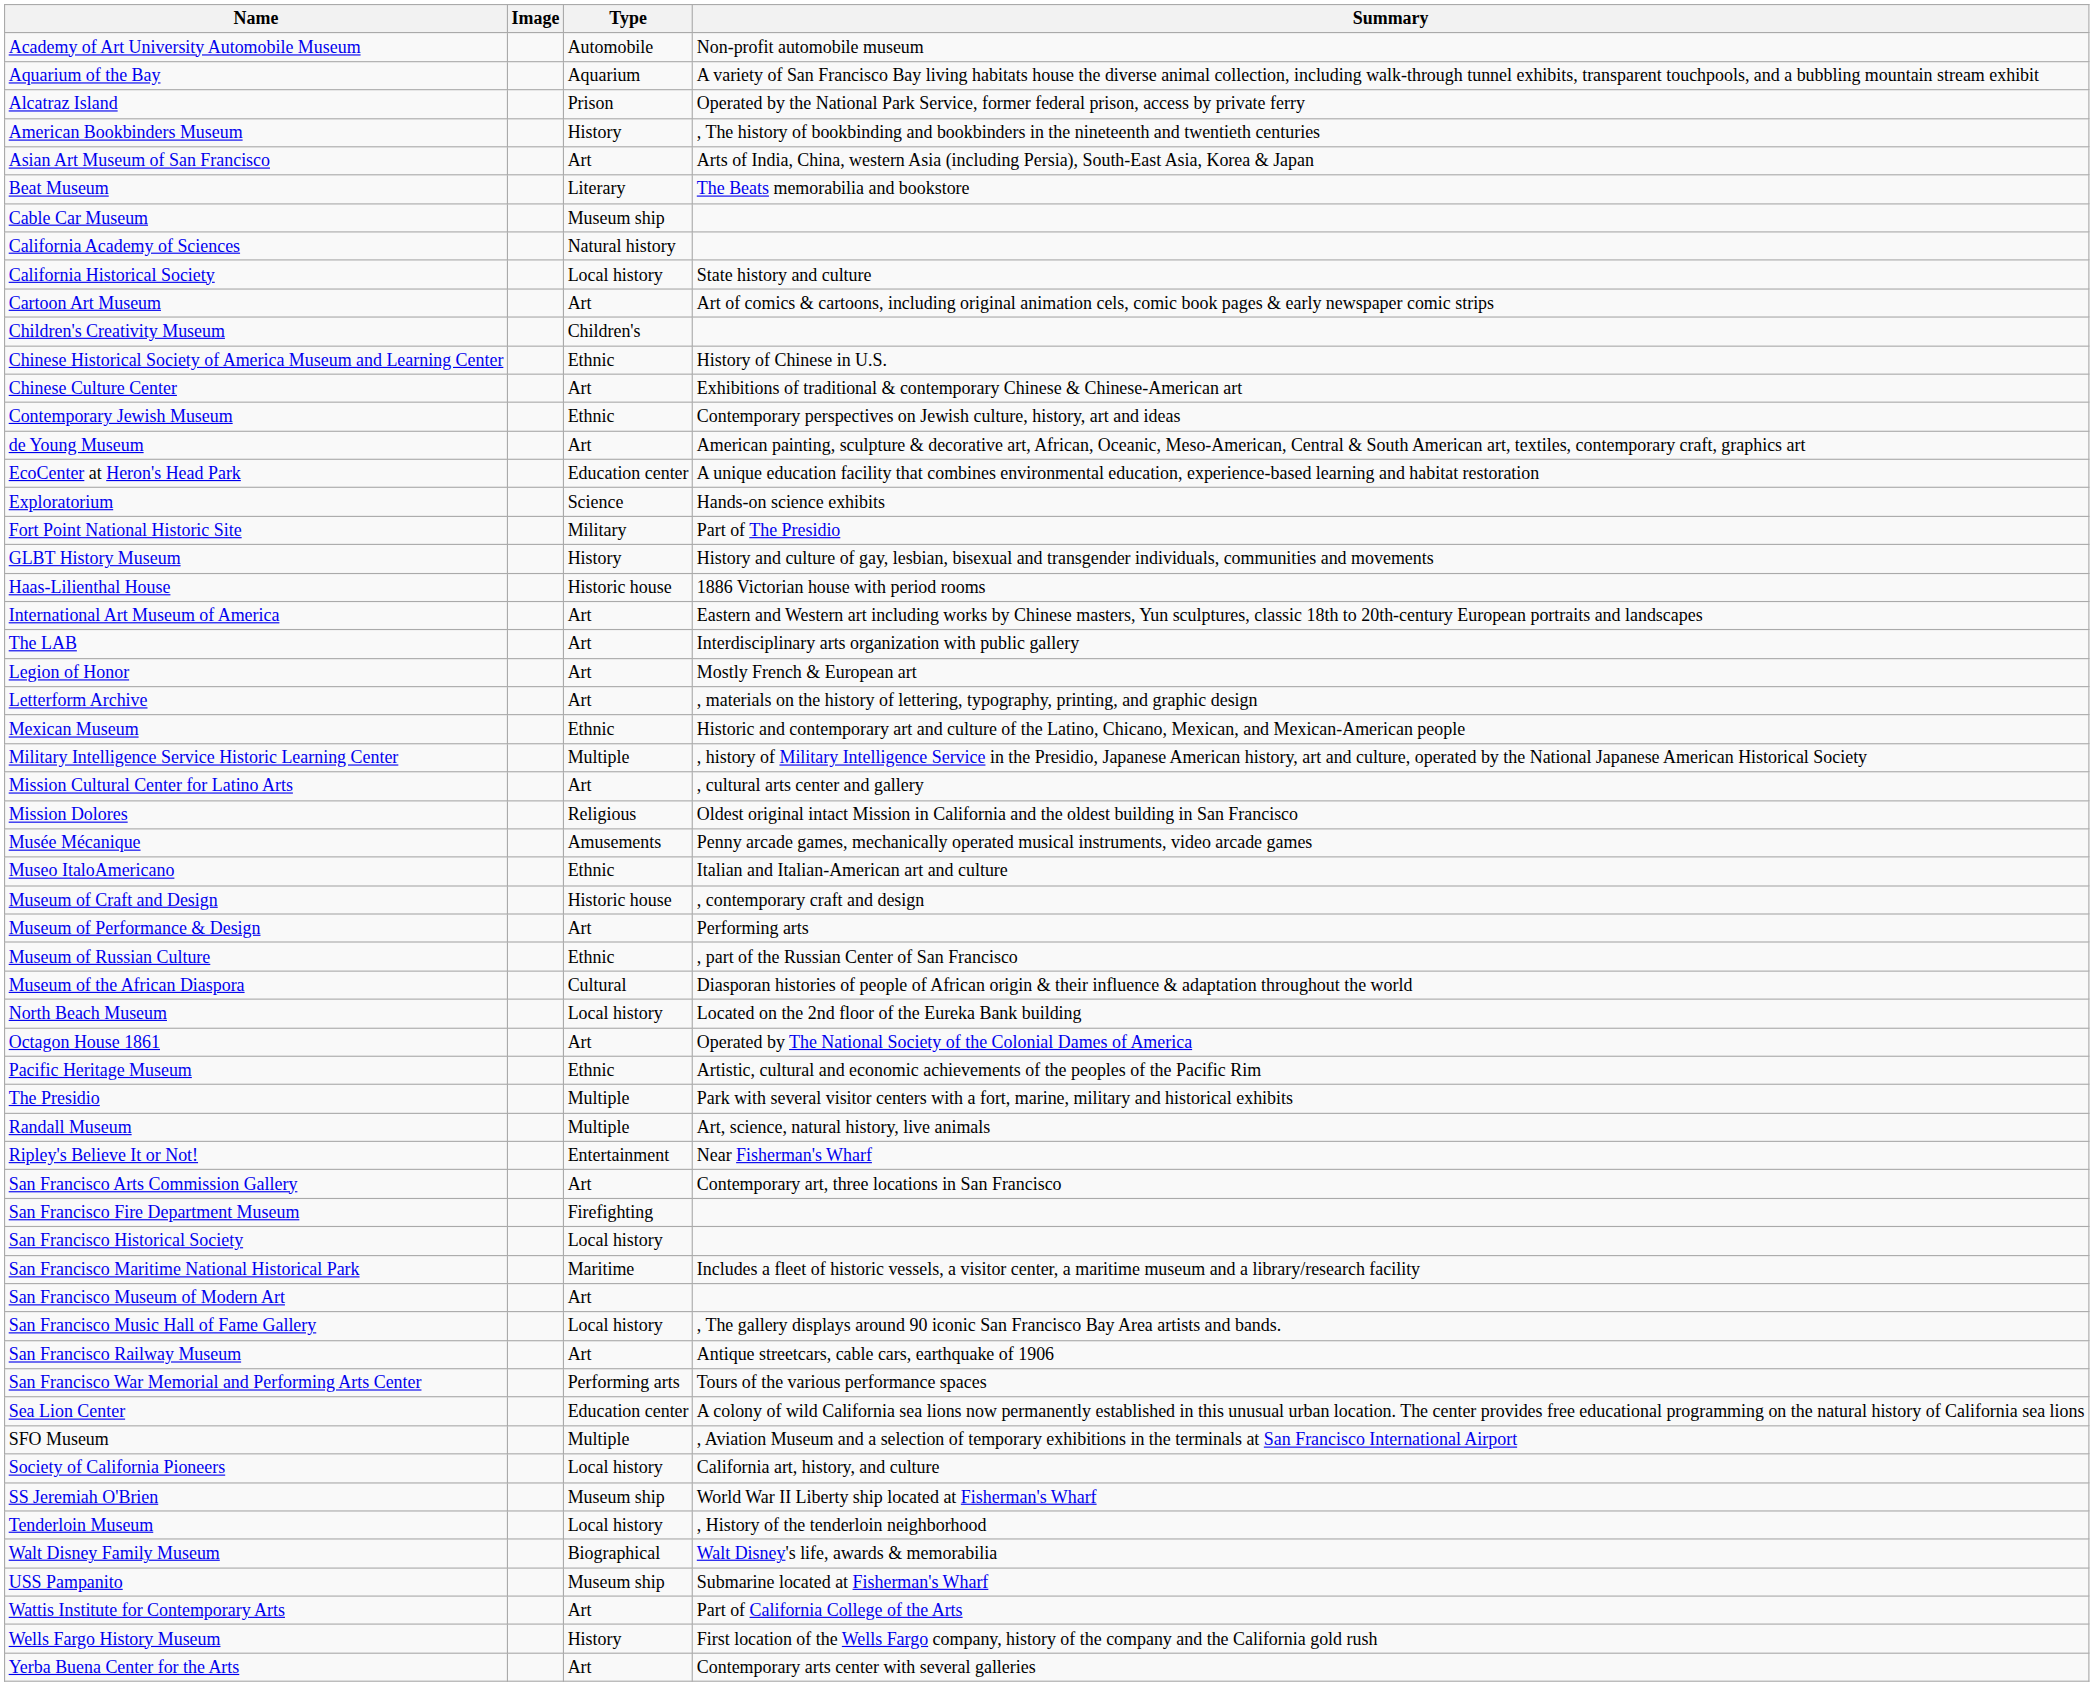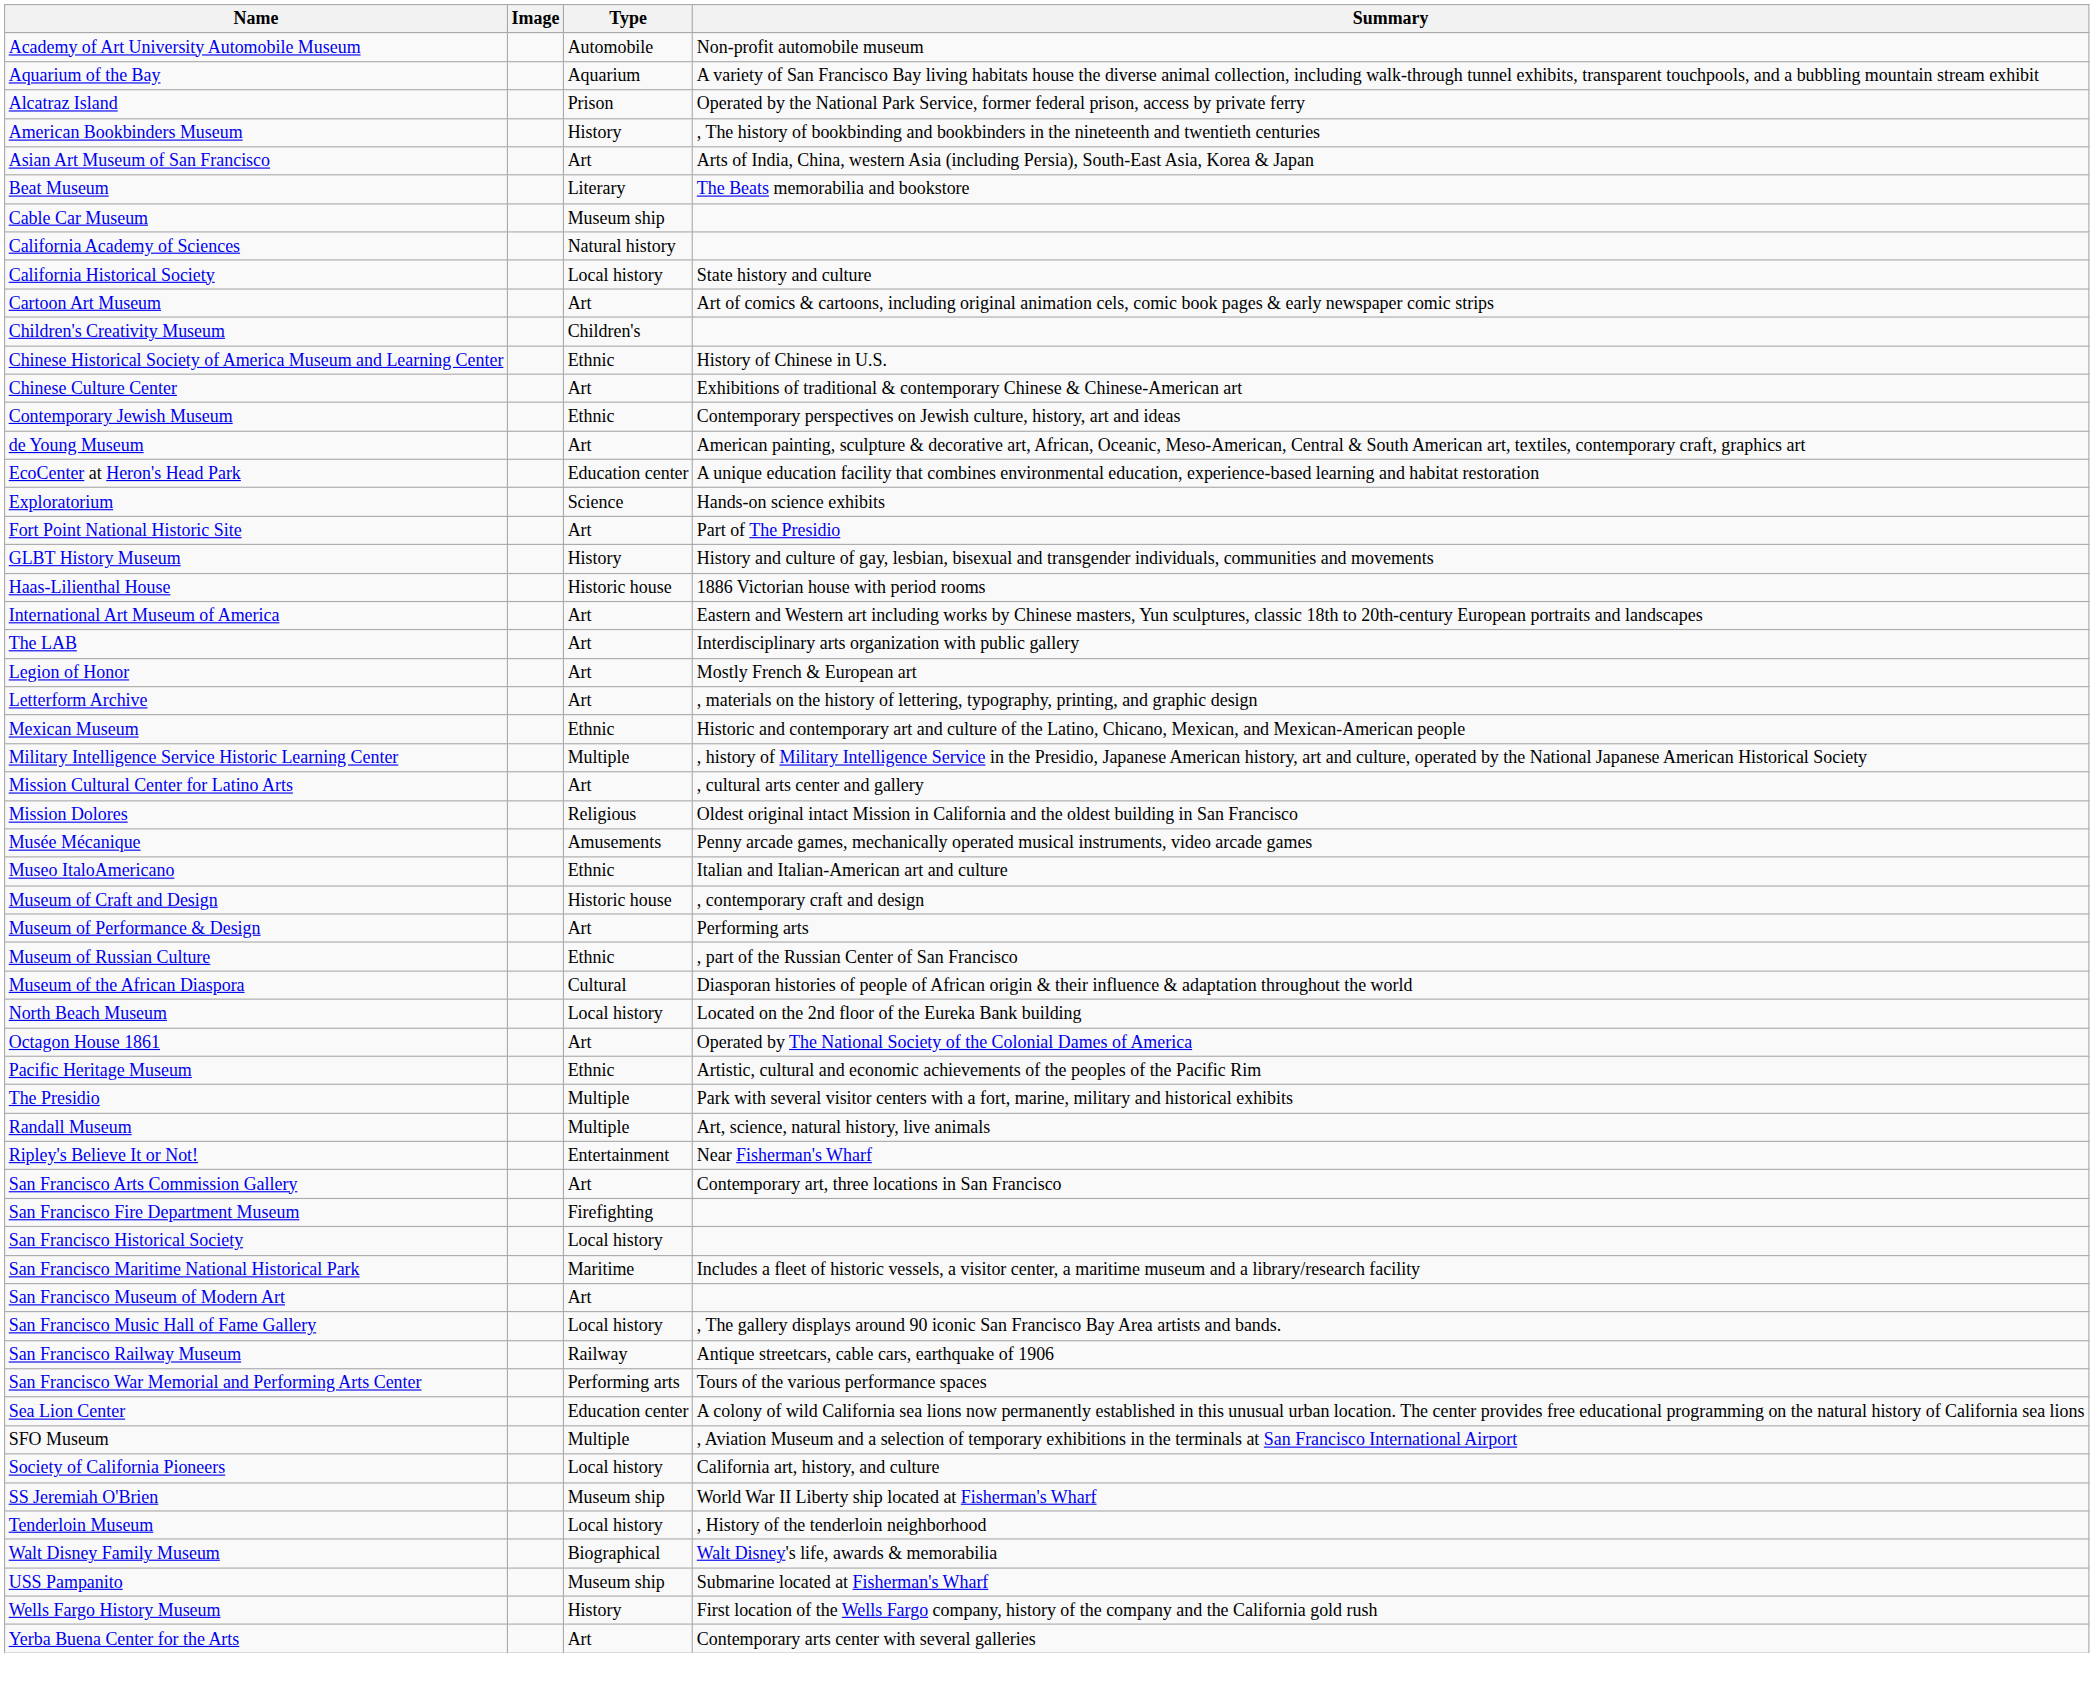(597, 530) Military -> (580, 530) Art
(580, 1354) Art -> (598, 1354) Railway
- row: (147, 1610)
